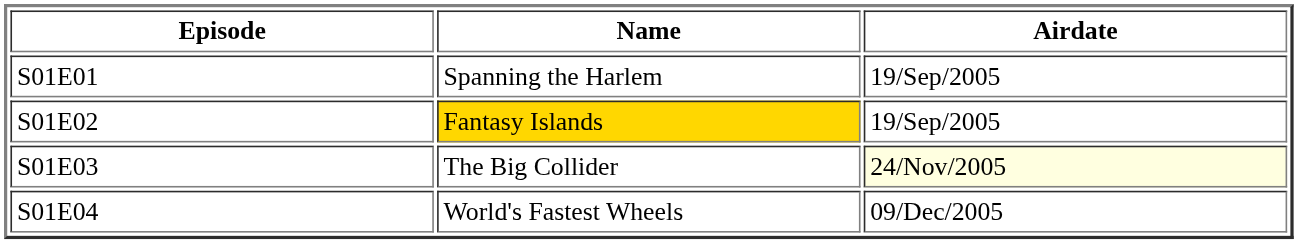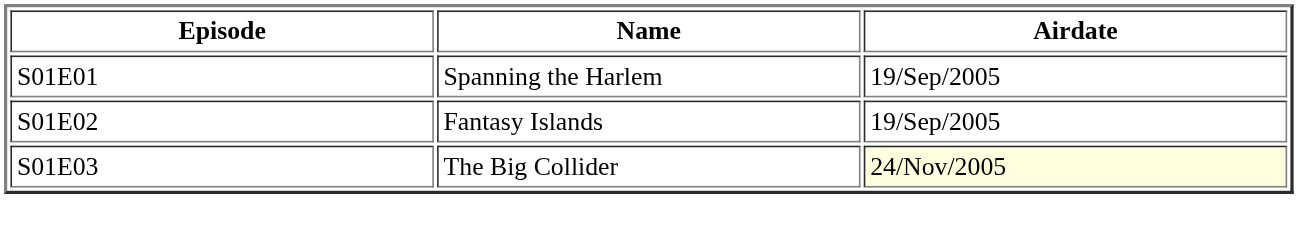(523, 121) gold background -> (523, 121) no background
- row: (58, 211)
